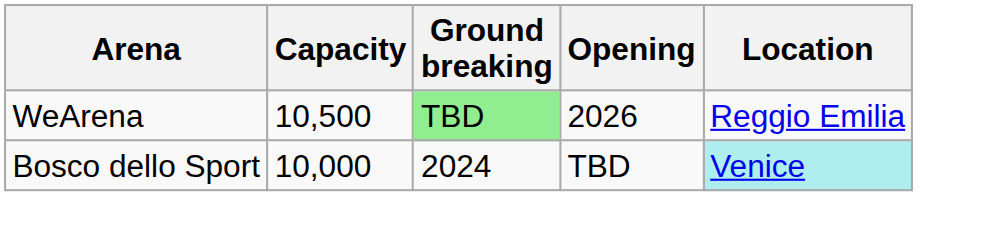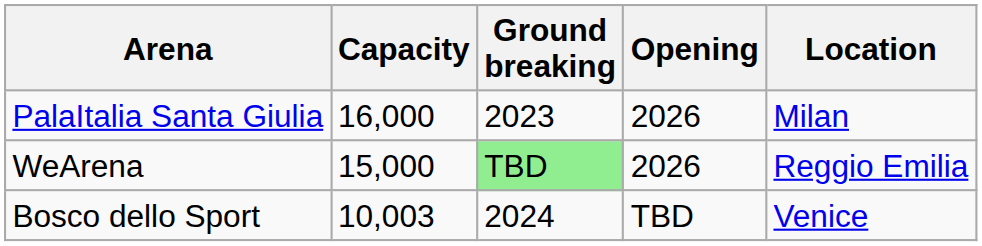+ row: (168, 116)
(323, 116) 10,500 -> (386, 166) 15,000
(323, 166) 10,000 -> (386, 216) 10,003
(758, 166) paleturquoise background -> (821, 216) no background
